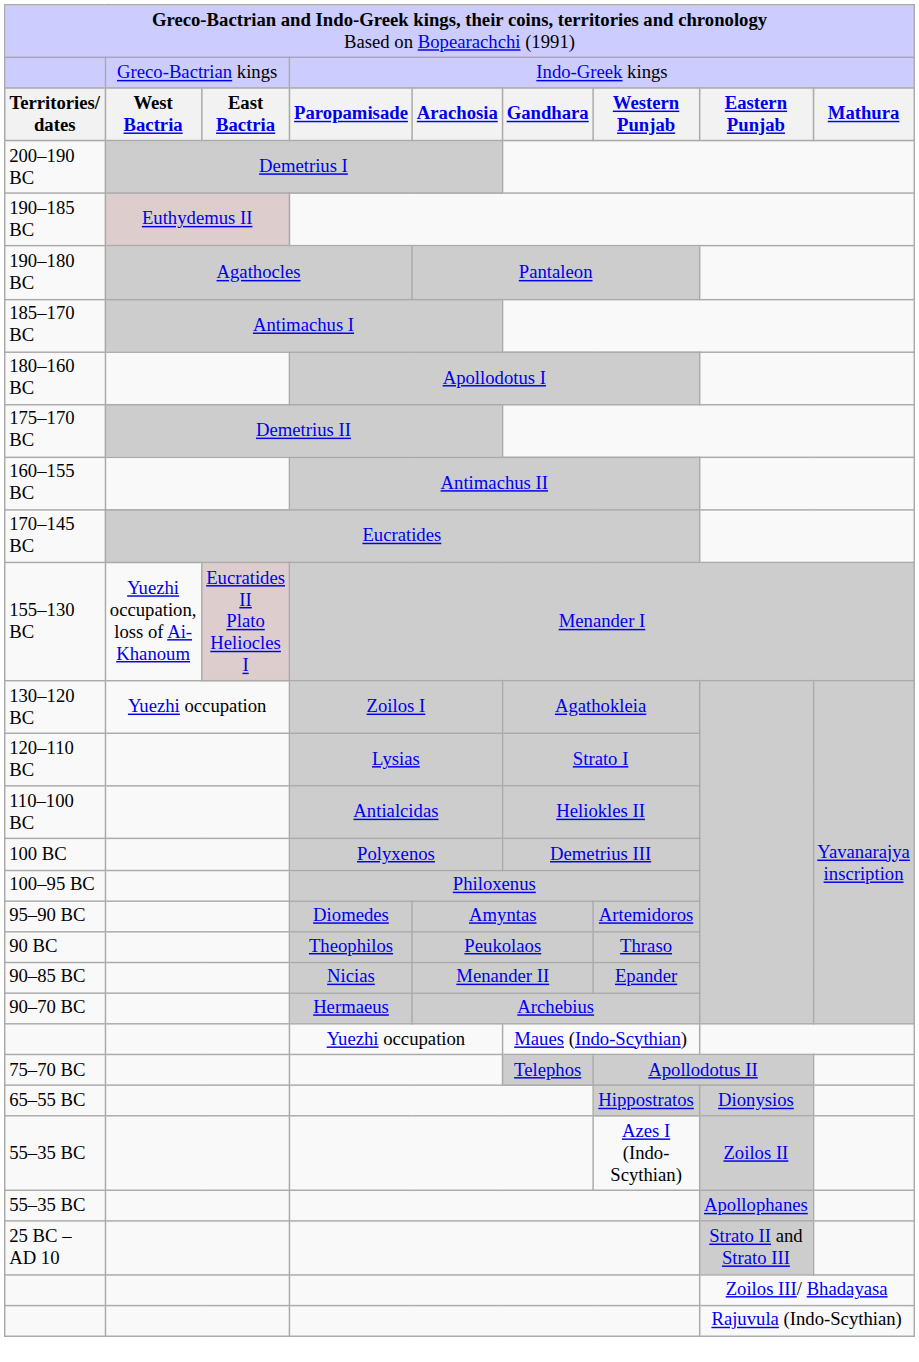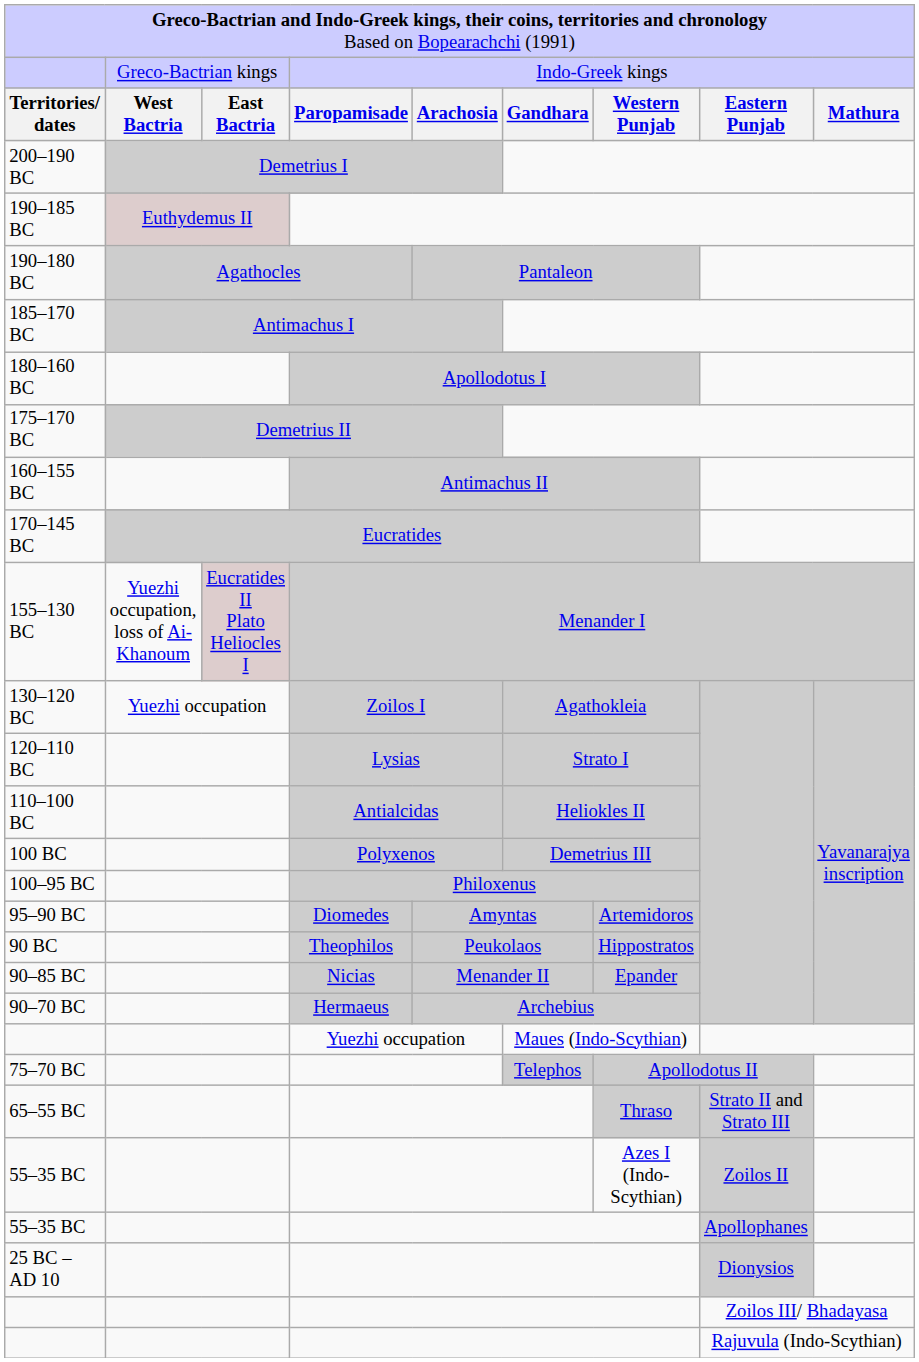(646, 946) Thraso -> (646, 946) Hippostratos
(646, 1100) Hippostratos -> (646, 1111) Thraso
(756, 1100) Dionysios -> (756, 1111) Strato II and Strato III
(756, 1247) Strato II and Strato III -> (756, 1269) Dionysios
